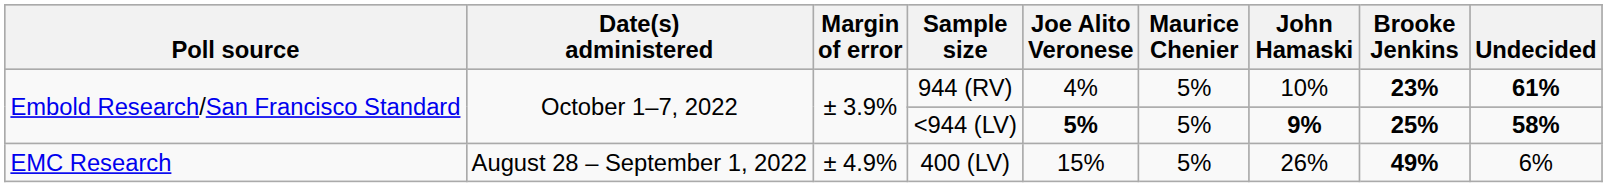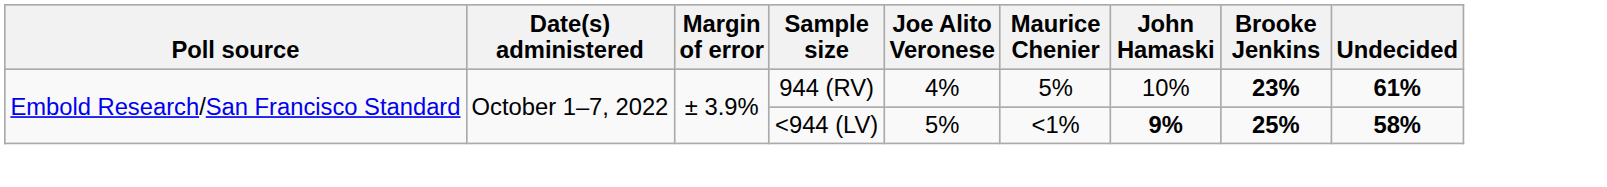(1081, 125) bold -> (942, 125) normal
(1194, 125) 5% -> (1056, 125) <1%
- row: (965, 163)
